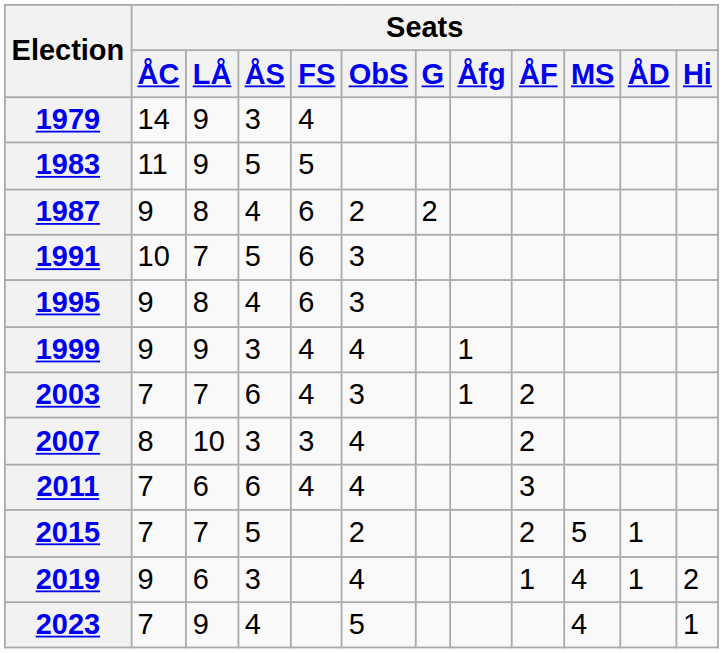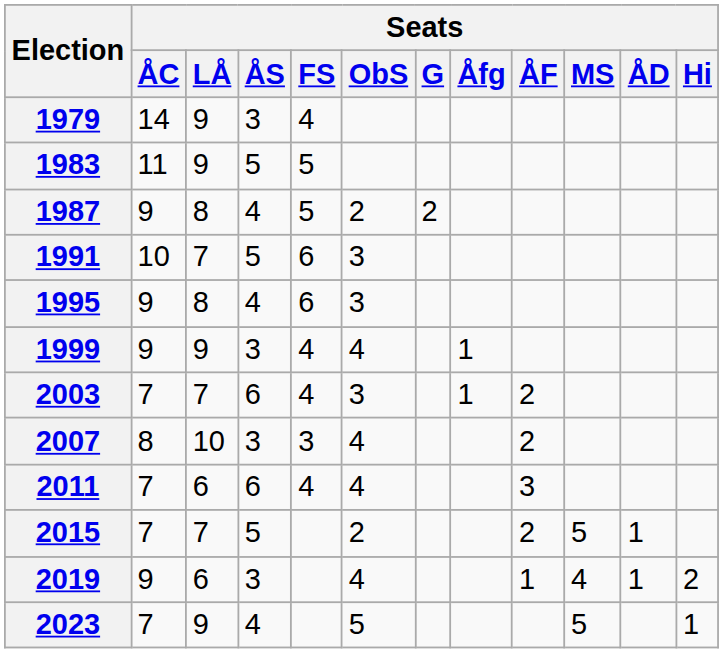(306, 211) 6 -> (306, 211) 5
(579, 624) 4 -> (579, 624) 5
